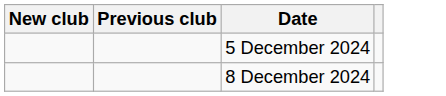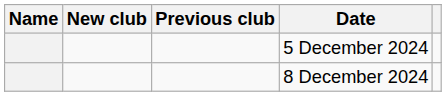+ column: (34, 18)
